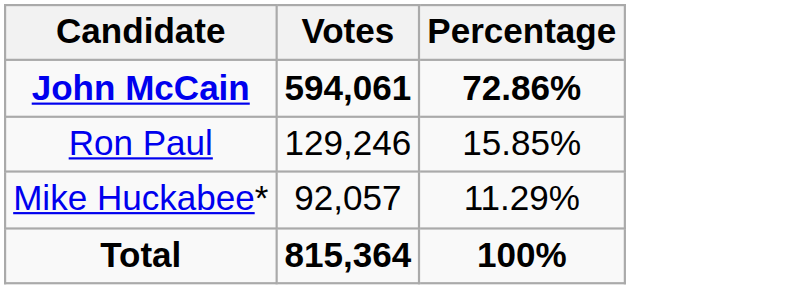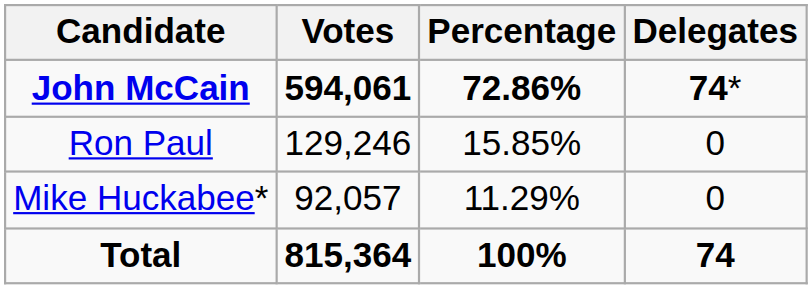+ column: (715, 32)
